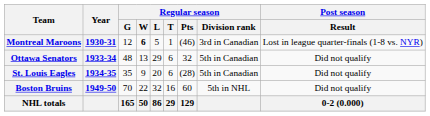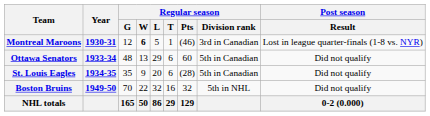(187, 58) 32 -> (187, 58) 60
(187, 88) 60 -> (187, 88) 32
